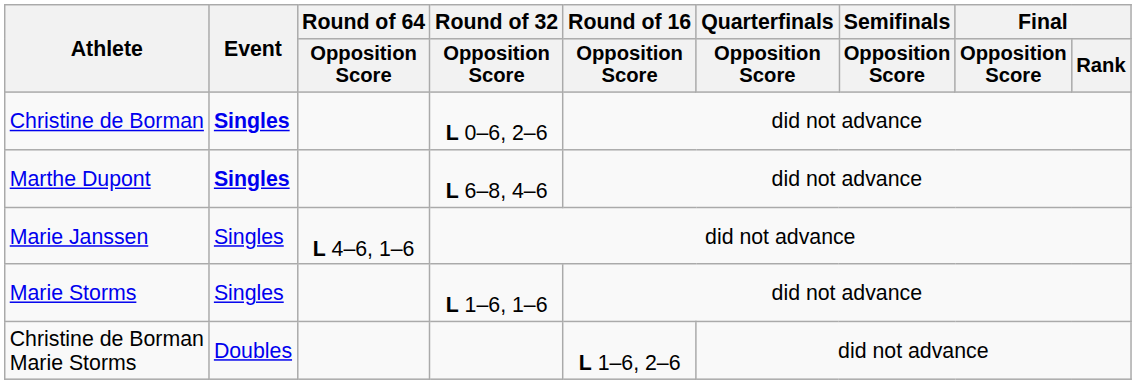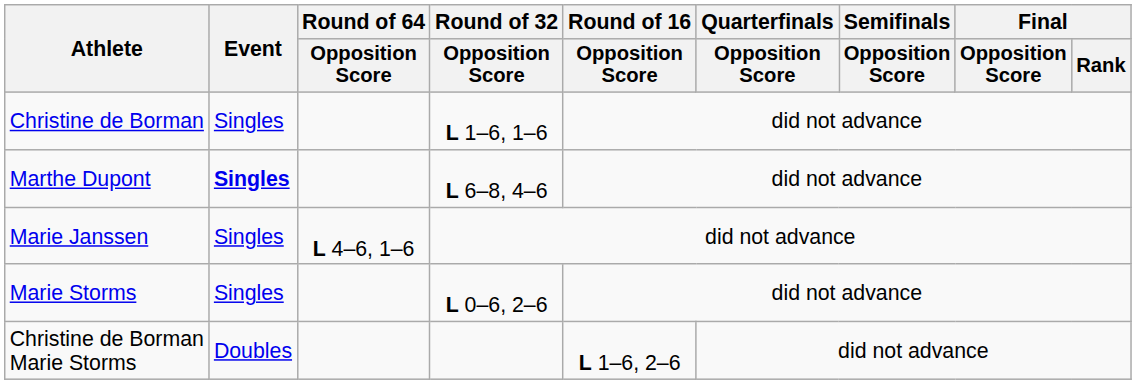(252, 121) bold -> (249, 121) normal
(497, 133) L 0–6, 2–6 -> (497, 133) L 1–6, 1–6
(497, 305) L 1–6, 1–6 -> (497, 305) L 0–6, 2–6
